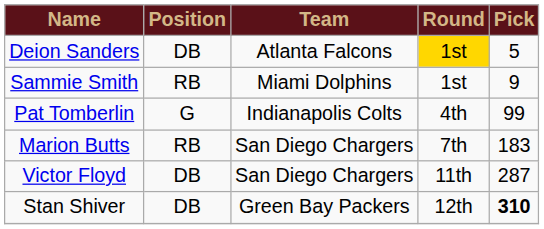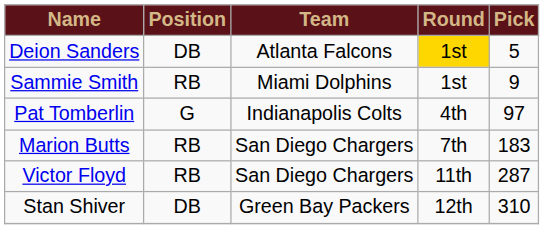(514, 113) 99 -> (514, 113) 97
(187, 176) DB -> (187, 176) RB
(514, 207) bold -> (514, 207) normal
